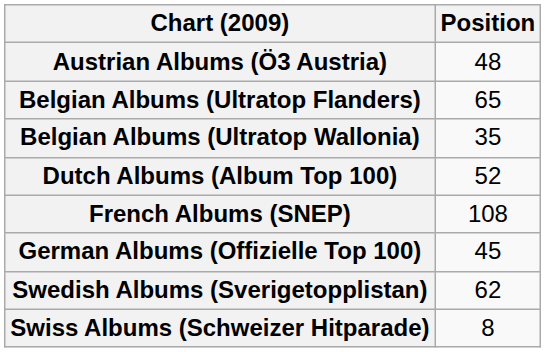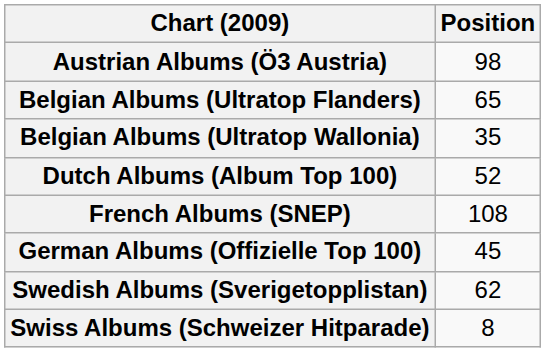(488, 61) 48 -> (488, 61) 98
